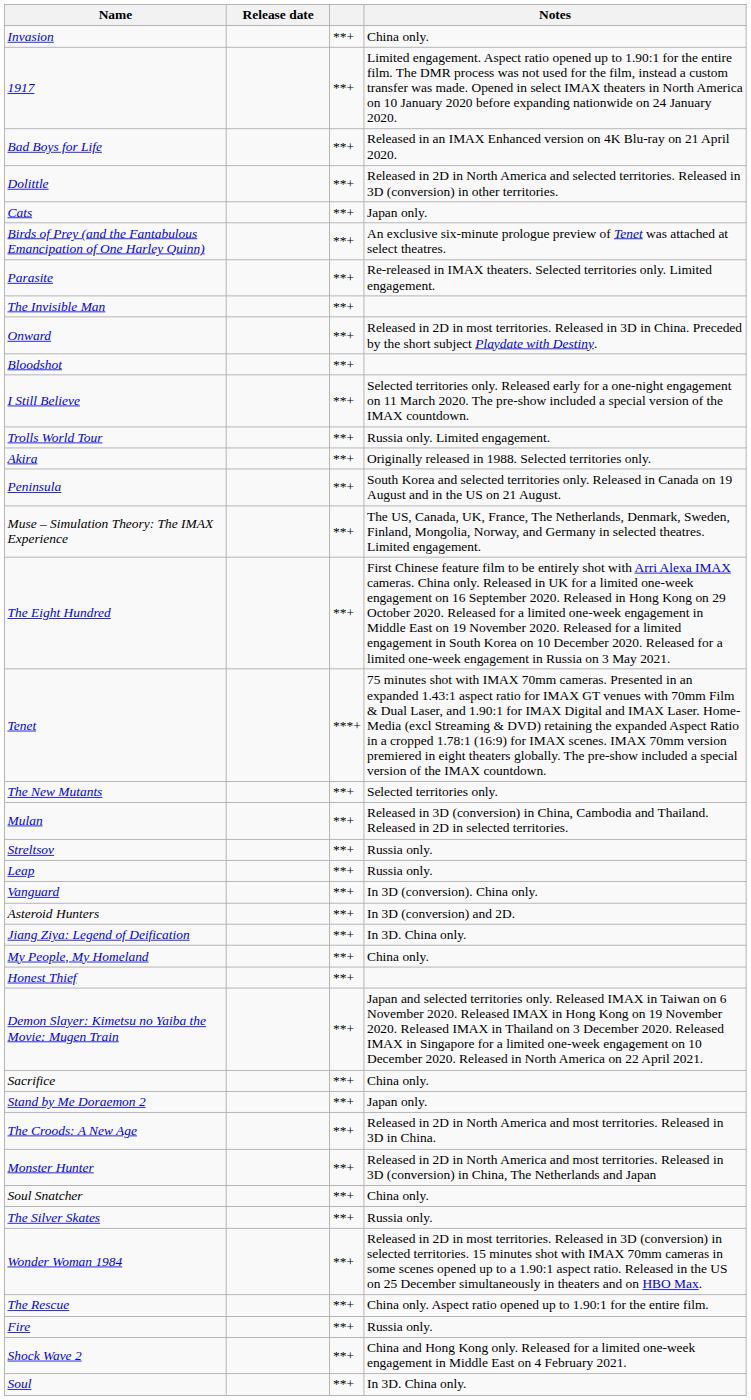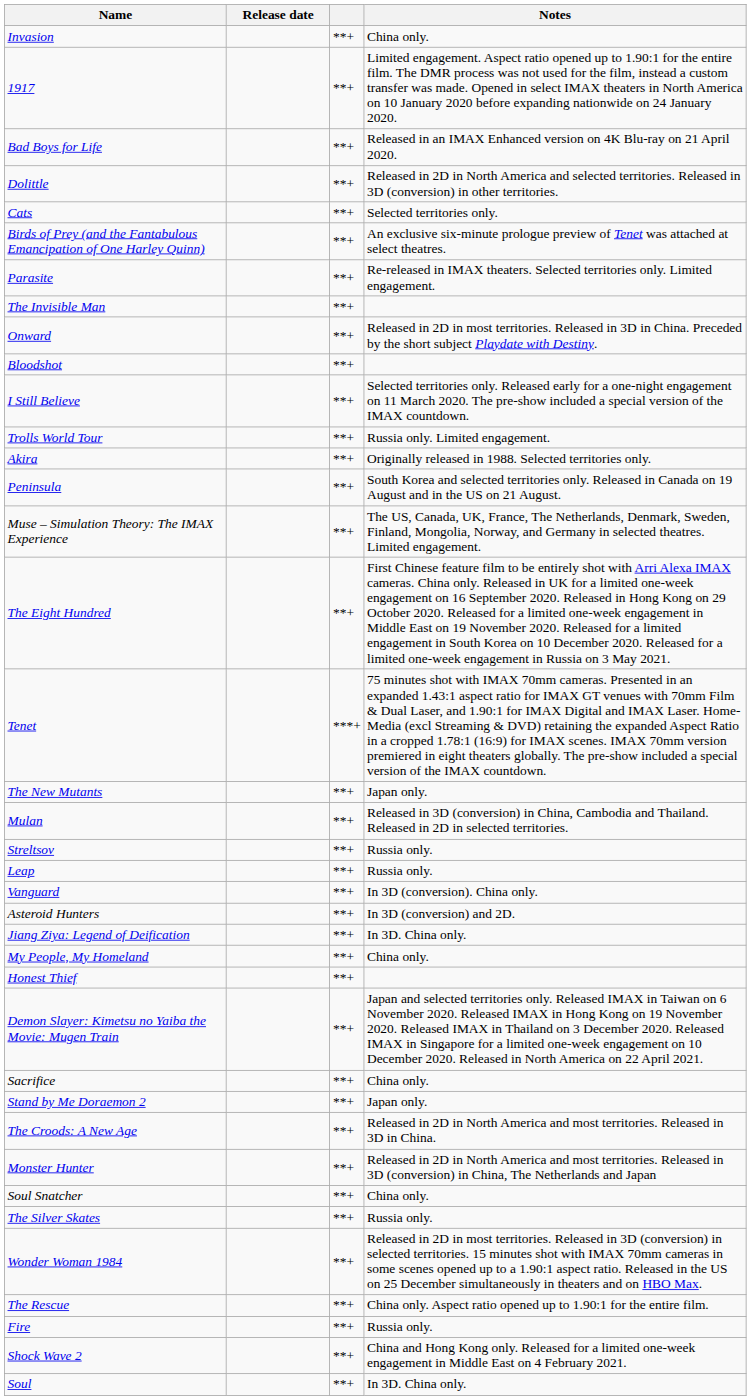(397, 212) Japan only. -> (432, 212) Selected territories only.
(432, 791) Selected territories only. -> (397, 791) Japan only.
